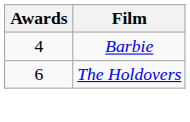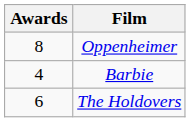+ row: (129, 46)
